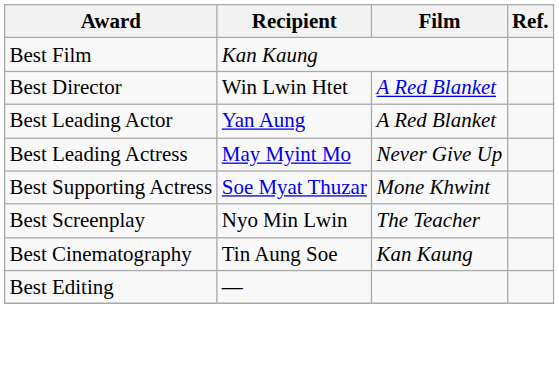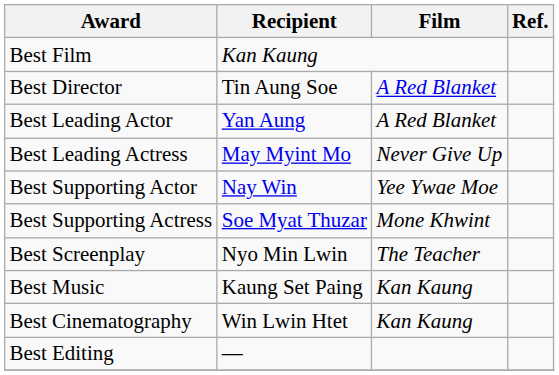(285, 87) Win Lwin Htet -> (280, 87) Tin Aung Soe
+ row: (103, 187)
+ row: (57, 287)
(280, 253) Tin Aung Soe -> (285, 320) Win Lwin Htet
